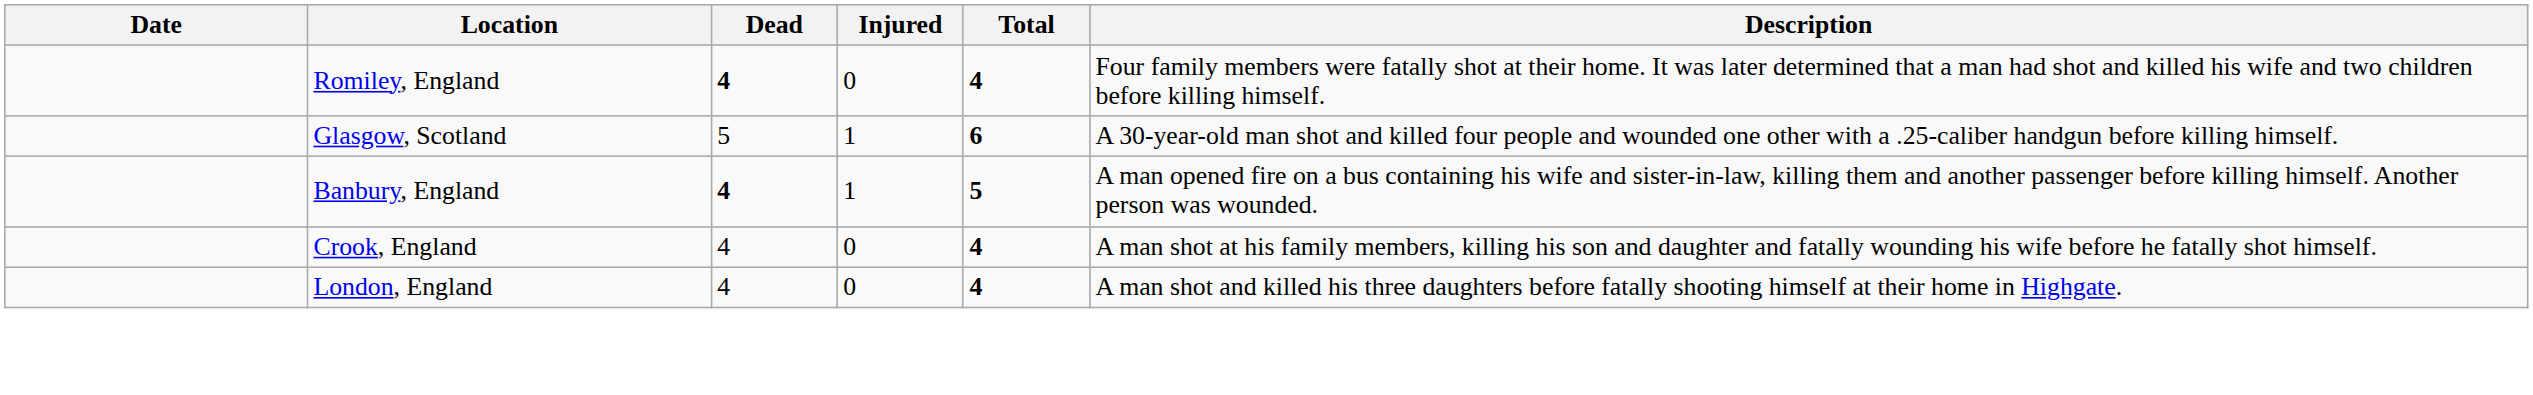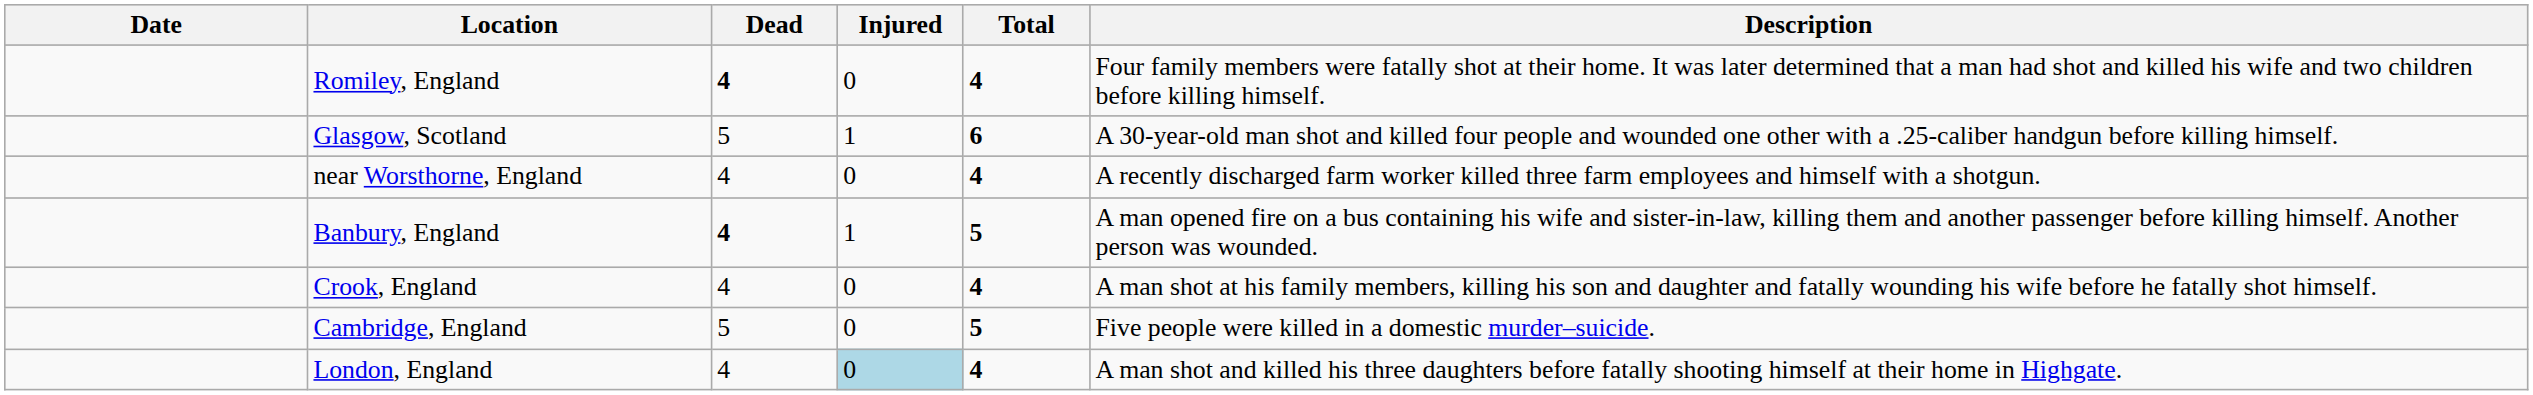+ row: (448, 176)
+ row: (420, 328)
(850, 287) no background -> (850, 368) lightblue background
